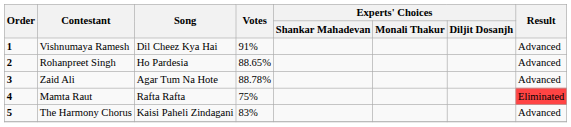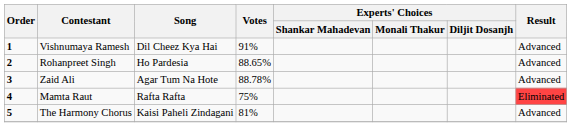(248, 113) 83% -> (248, 113) 81%
